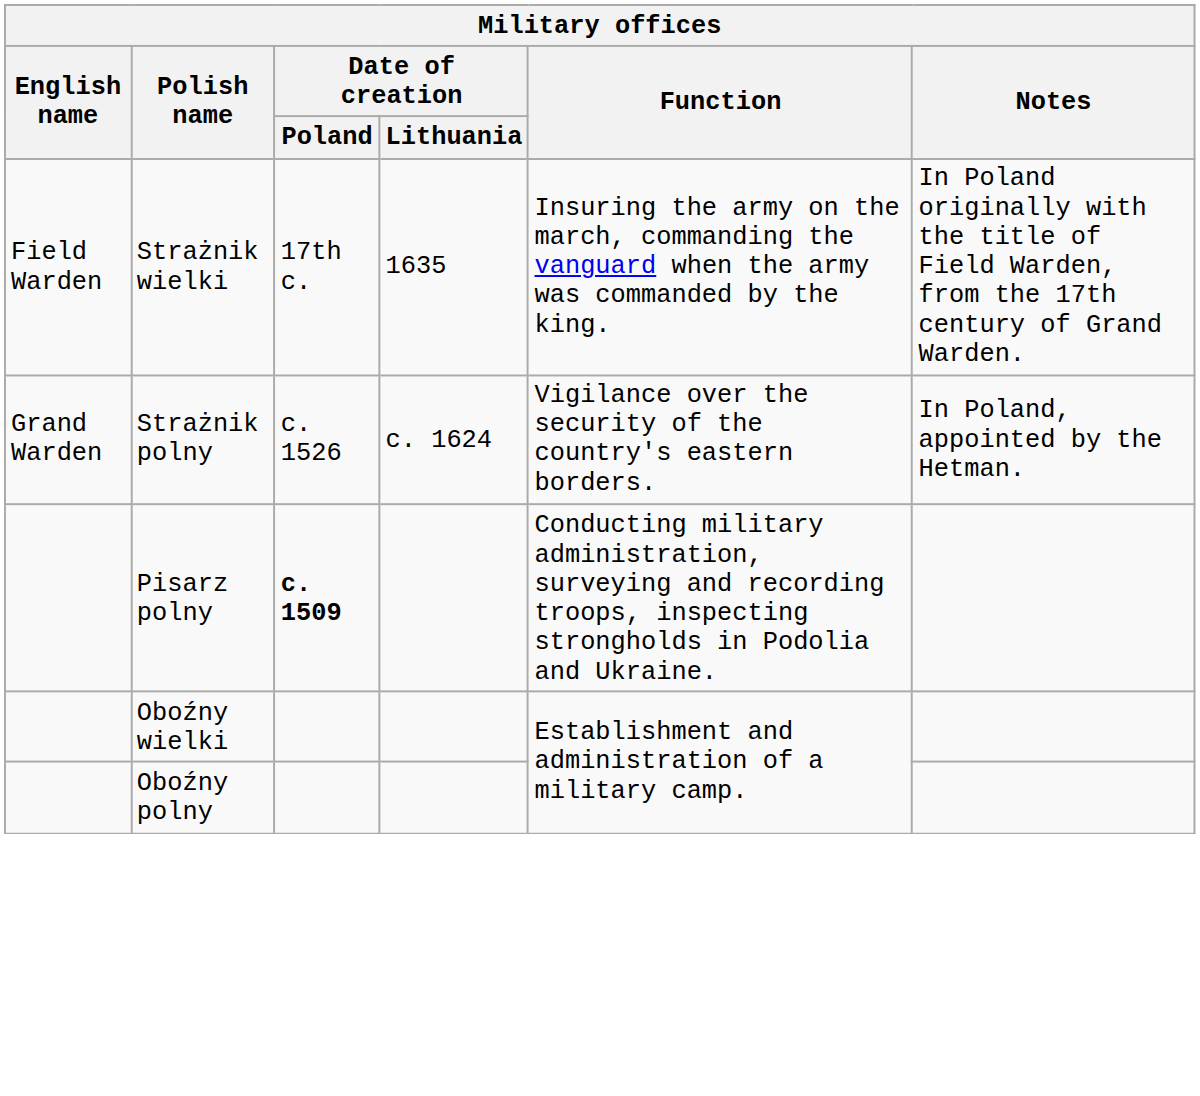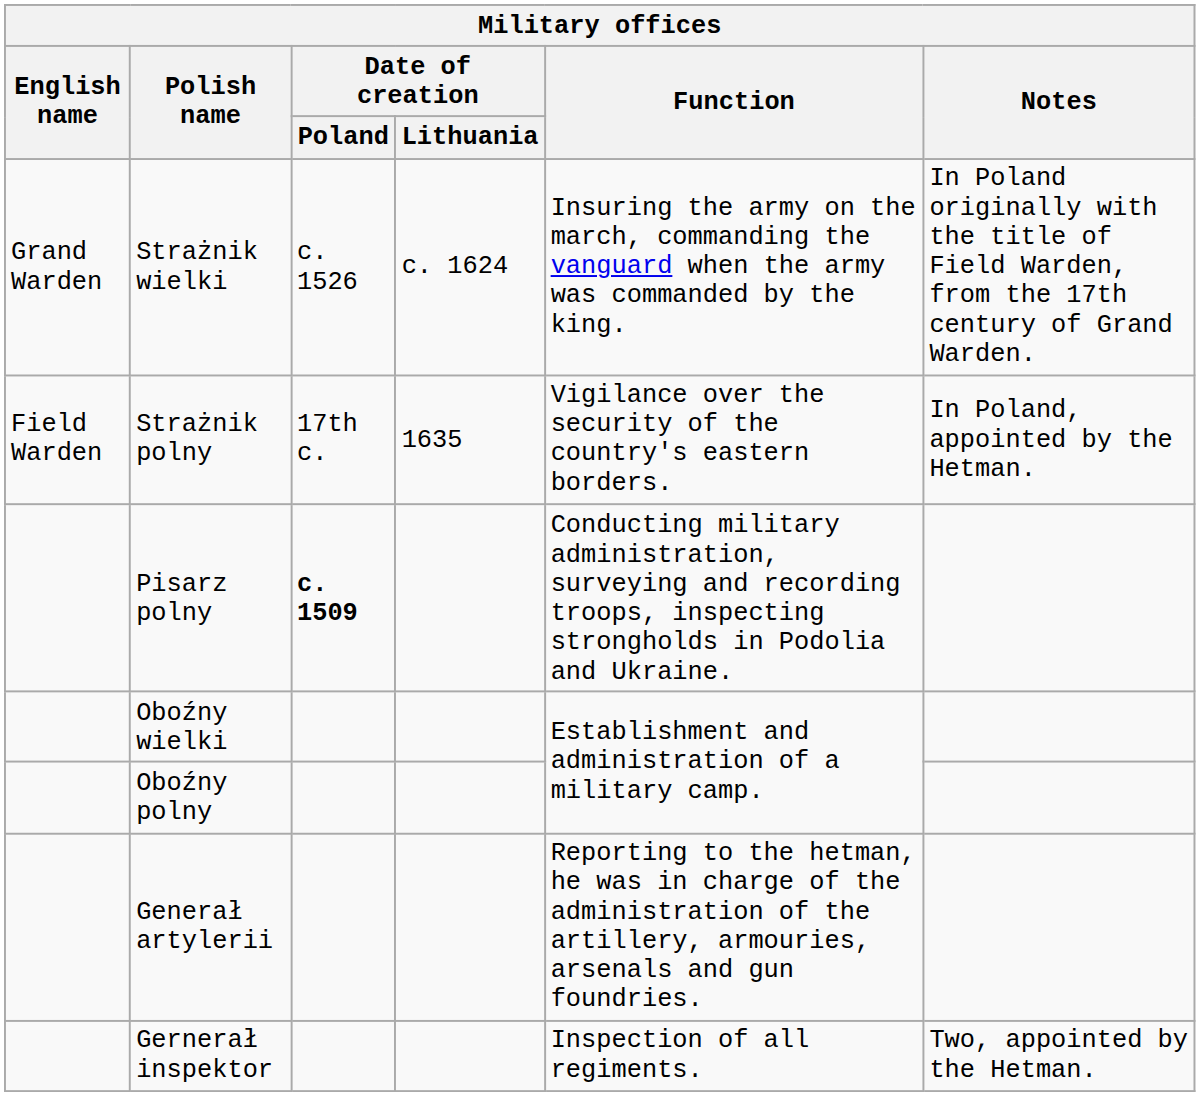(57, 267) Field Warden -> (57, 267) Grand Warden
(311, 267) 17th c. -> (327, 267) c. 1526
(416, 267) 1635 -> (455, 267) c. 1624
(57, 440) Grand Warden -> (57, 440) Field Warden
(311, 440) c. 1526 -> (327, 440) 17th c.
(439, 440) c. 1624 -> (432, 440) 1635
+ row: (205, 927)
+ row: (205, 1056)
